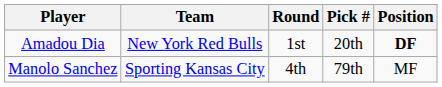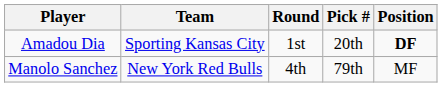(195, 43) New York Red Bulls -> (195, 43) Sporting Kansas City
(195, 69) Sporting Kansas City -> (195, 69) New York Red Bulls
